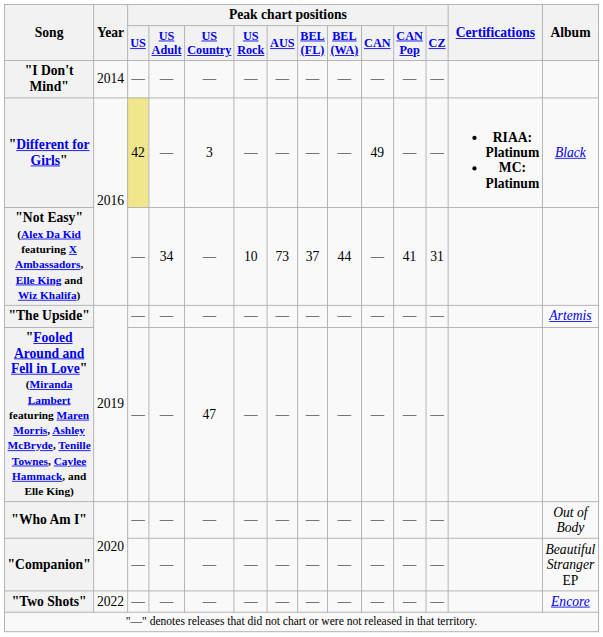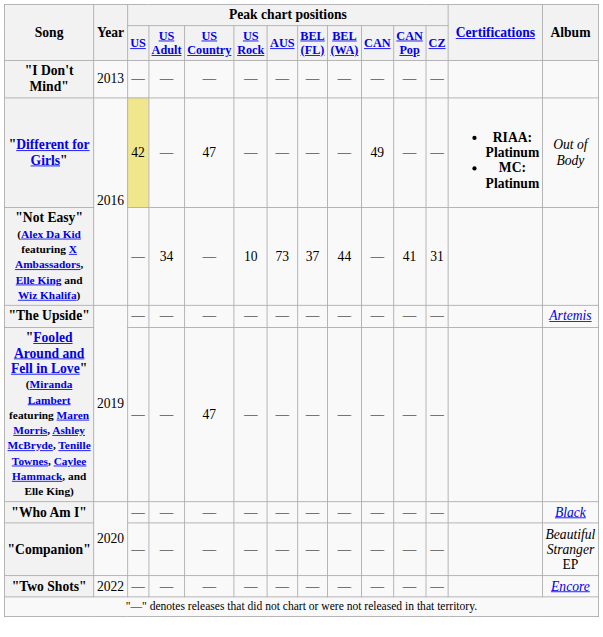(111, 79) 2014 -> (111, 79) 2013
(209, 152) 3 -> (209, 152) 47
(570, 152) Black -> (570, 152) Out of Body
(570, 520) Out of Body -> (570, 512) Black
